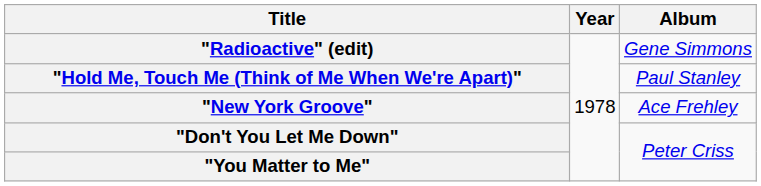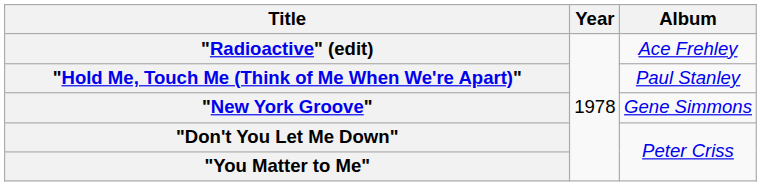(688, 48) Gene Simmons -> (688, 48) Ace Frehley
(688, 107) Ace Frehley -> (688, 107) Gene Simmons
